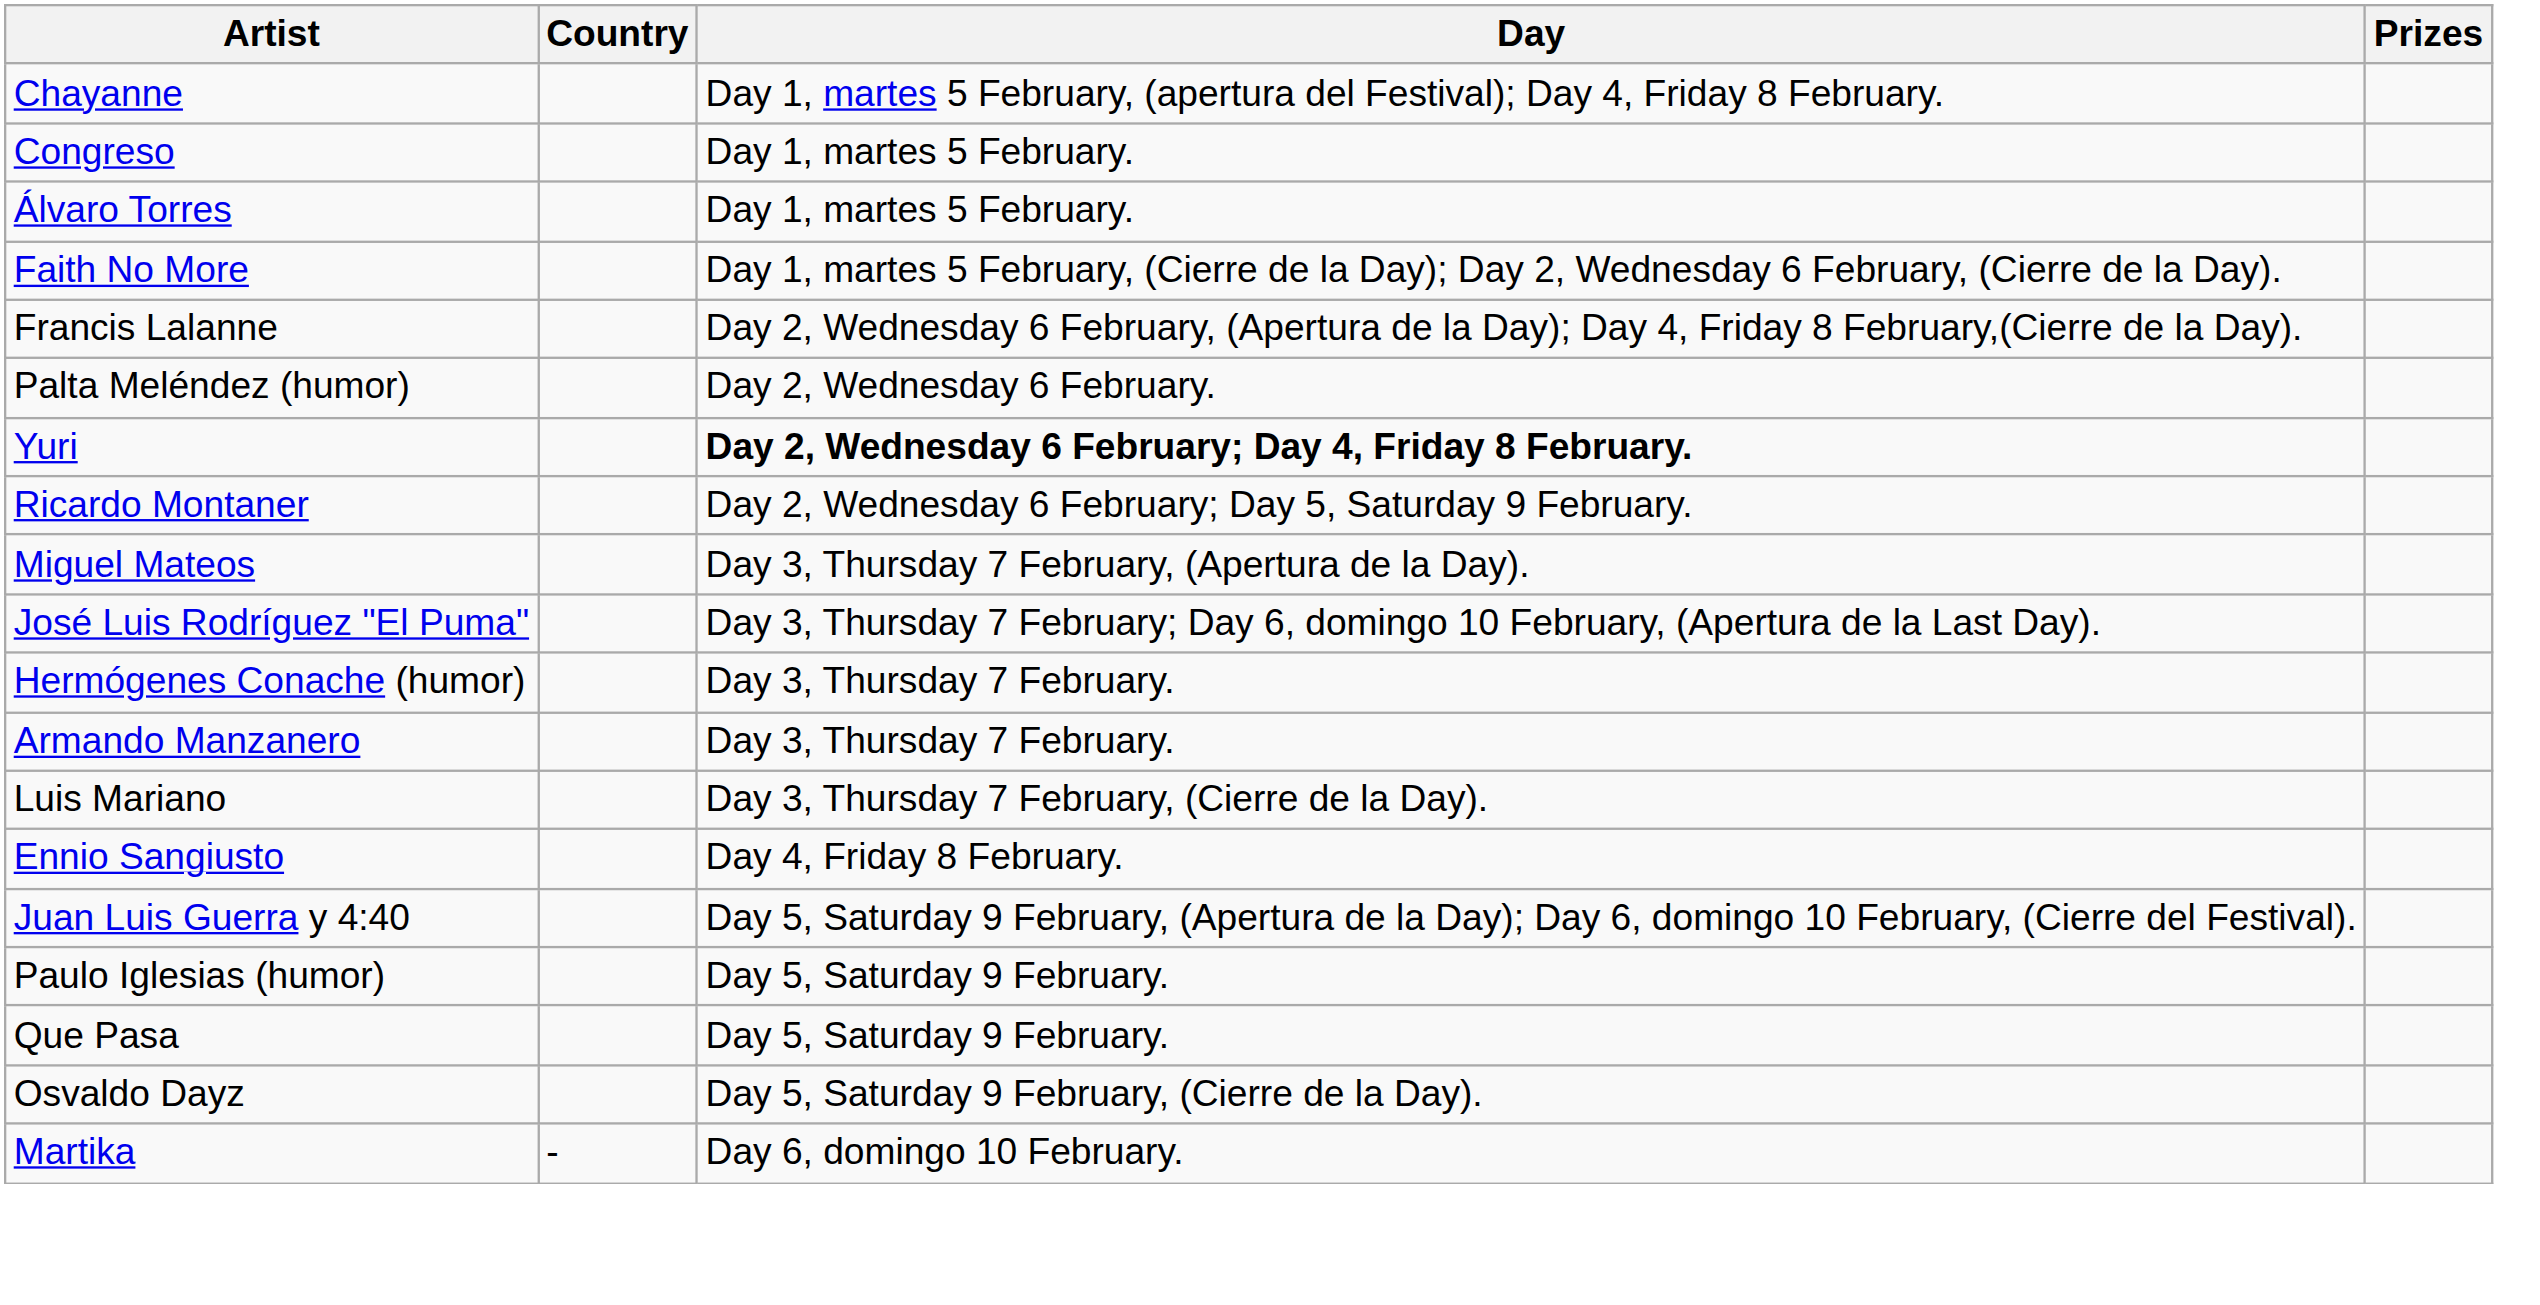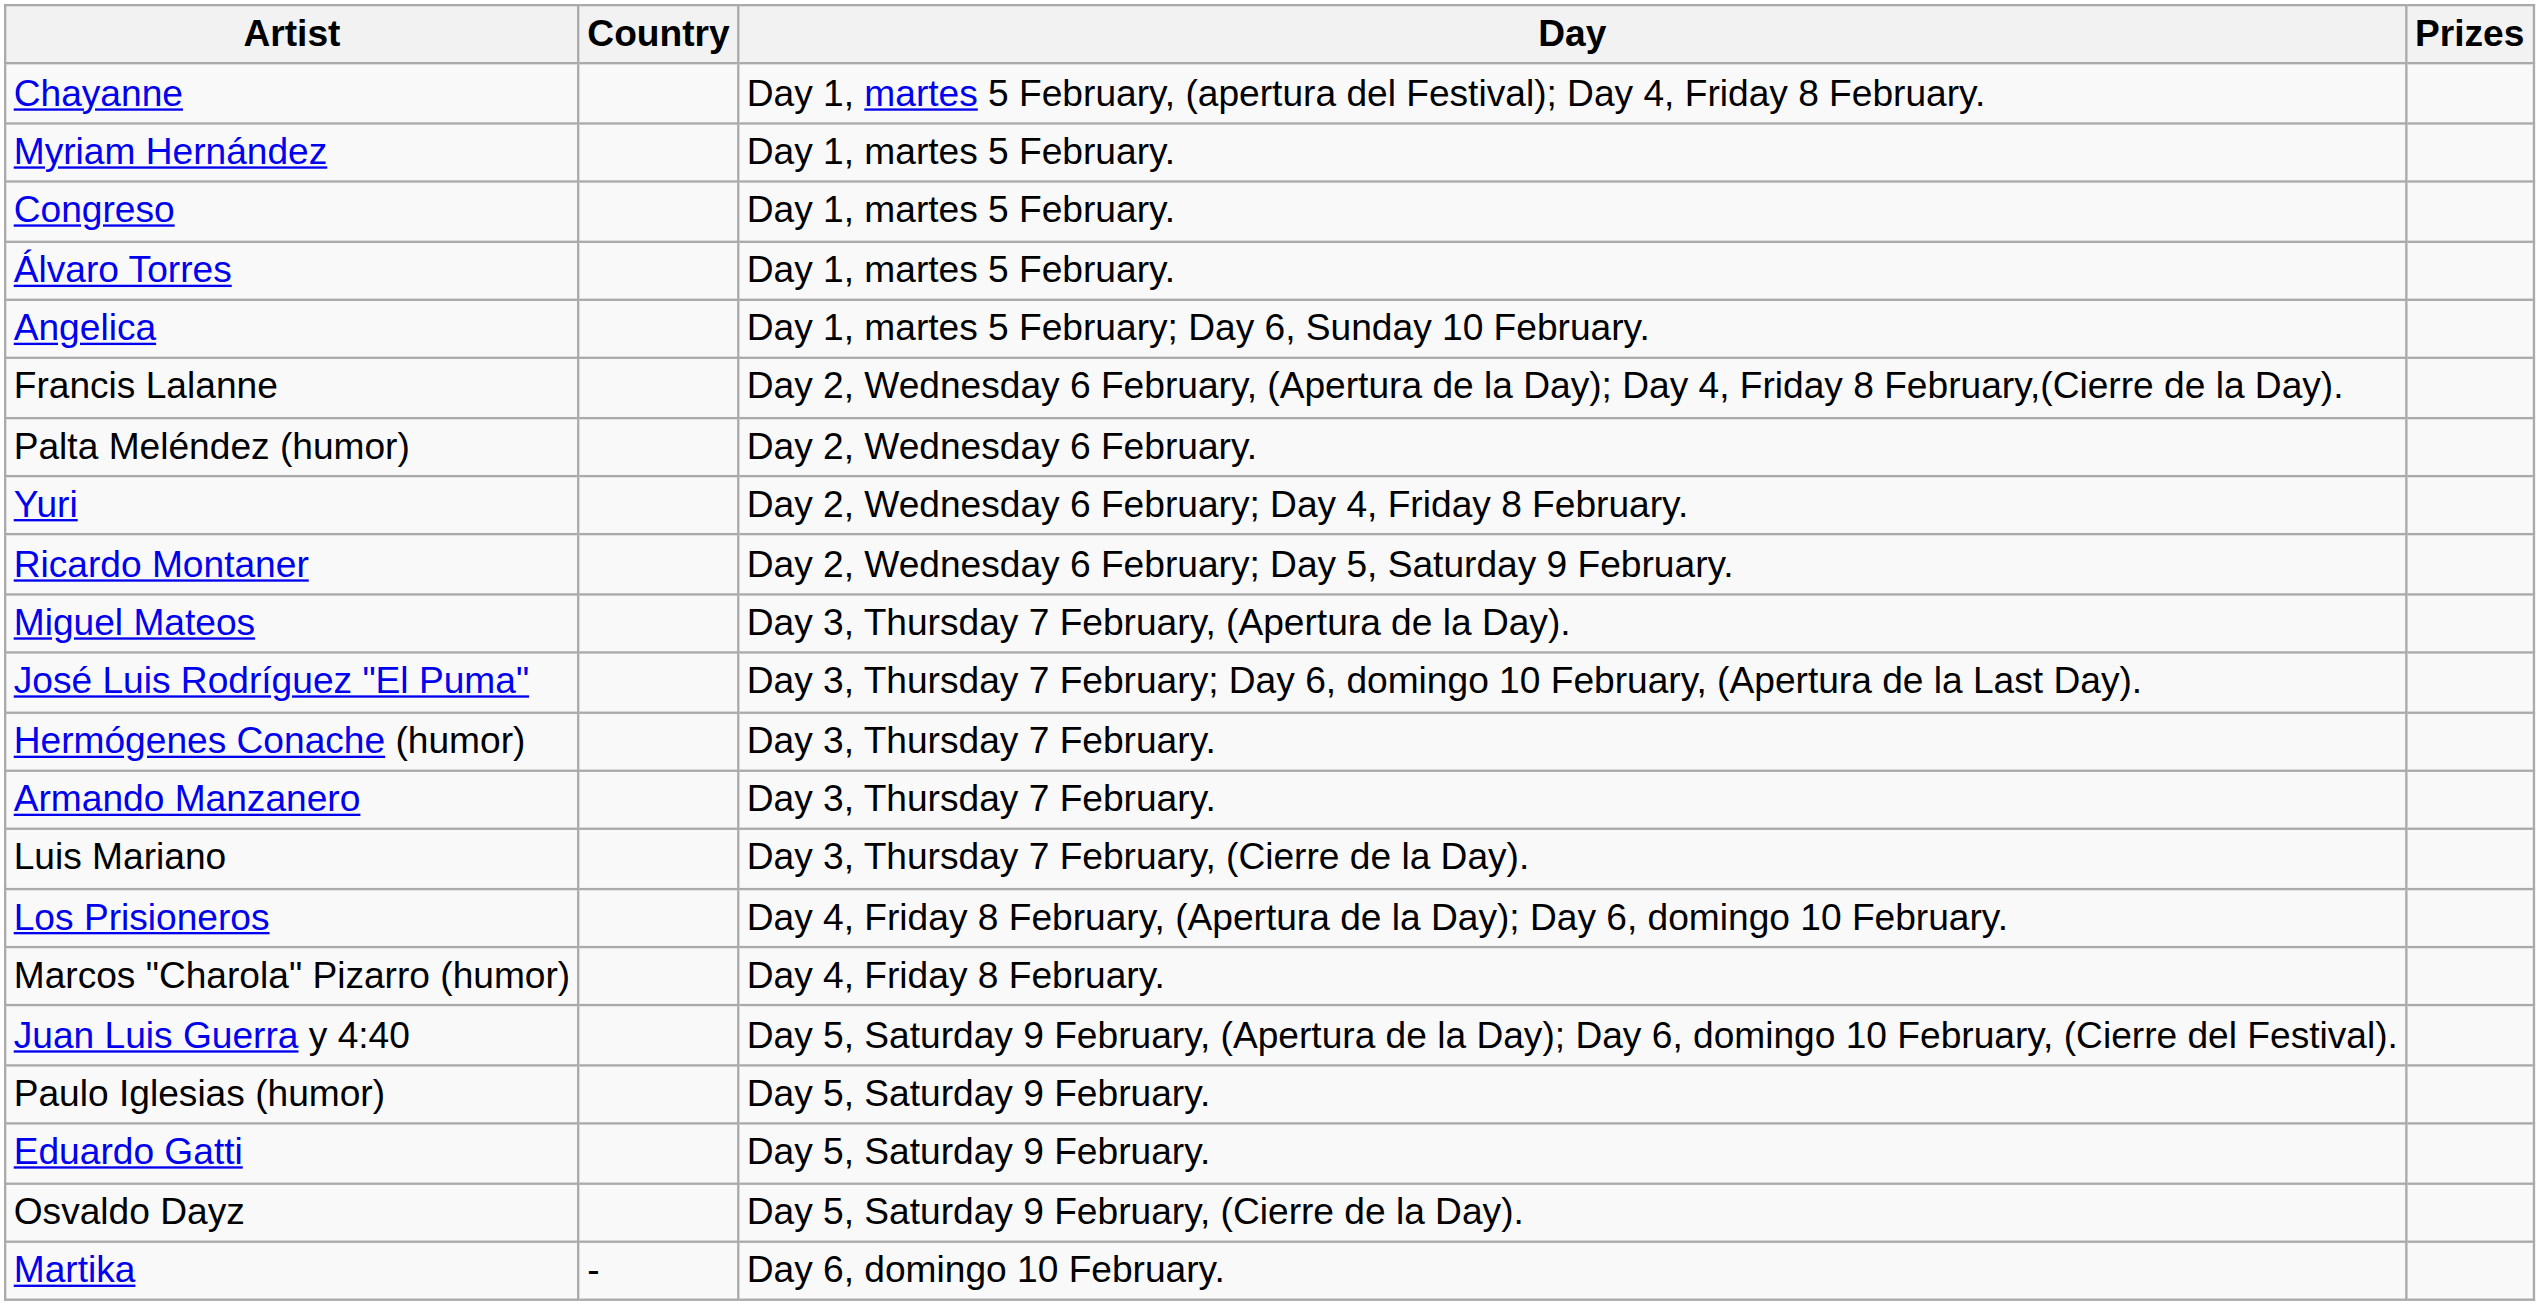+ row: (170, 151)
+ row: (85, 328)
- row: (131, 269)
(1199, 446) bold -> (1217, 504) normal
+ row: (142, 916)
+ row: (292, 975)
- row: (149, 858)
- row: (96, 1034)
+ row: (128, 1152)
